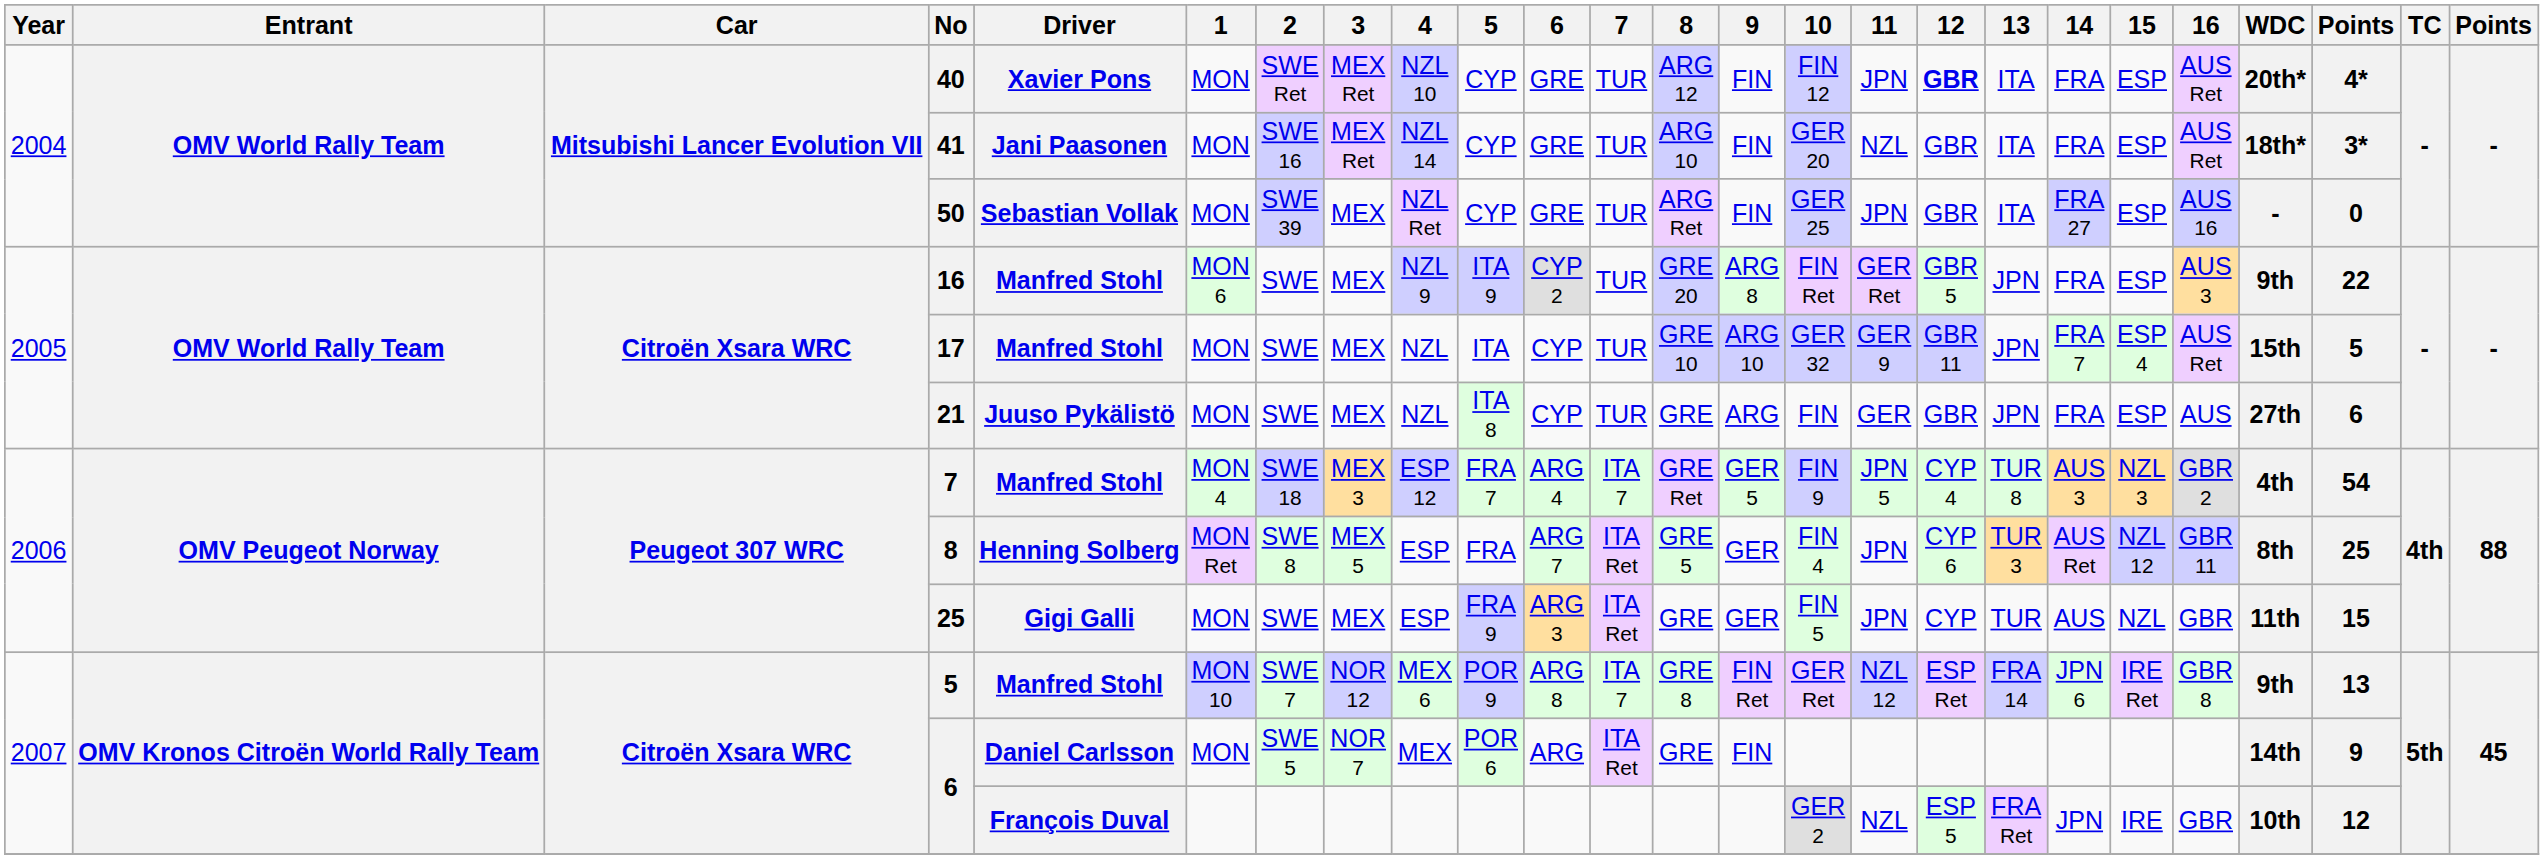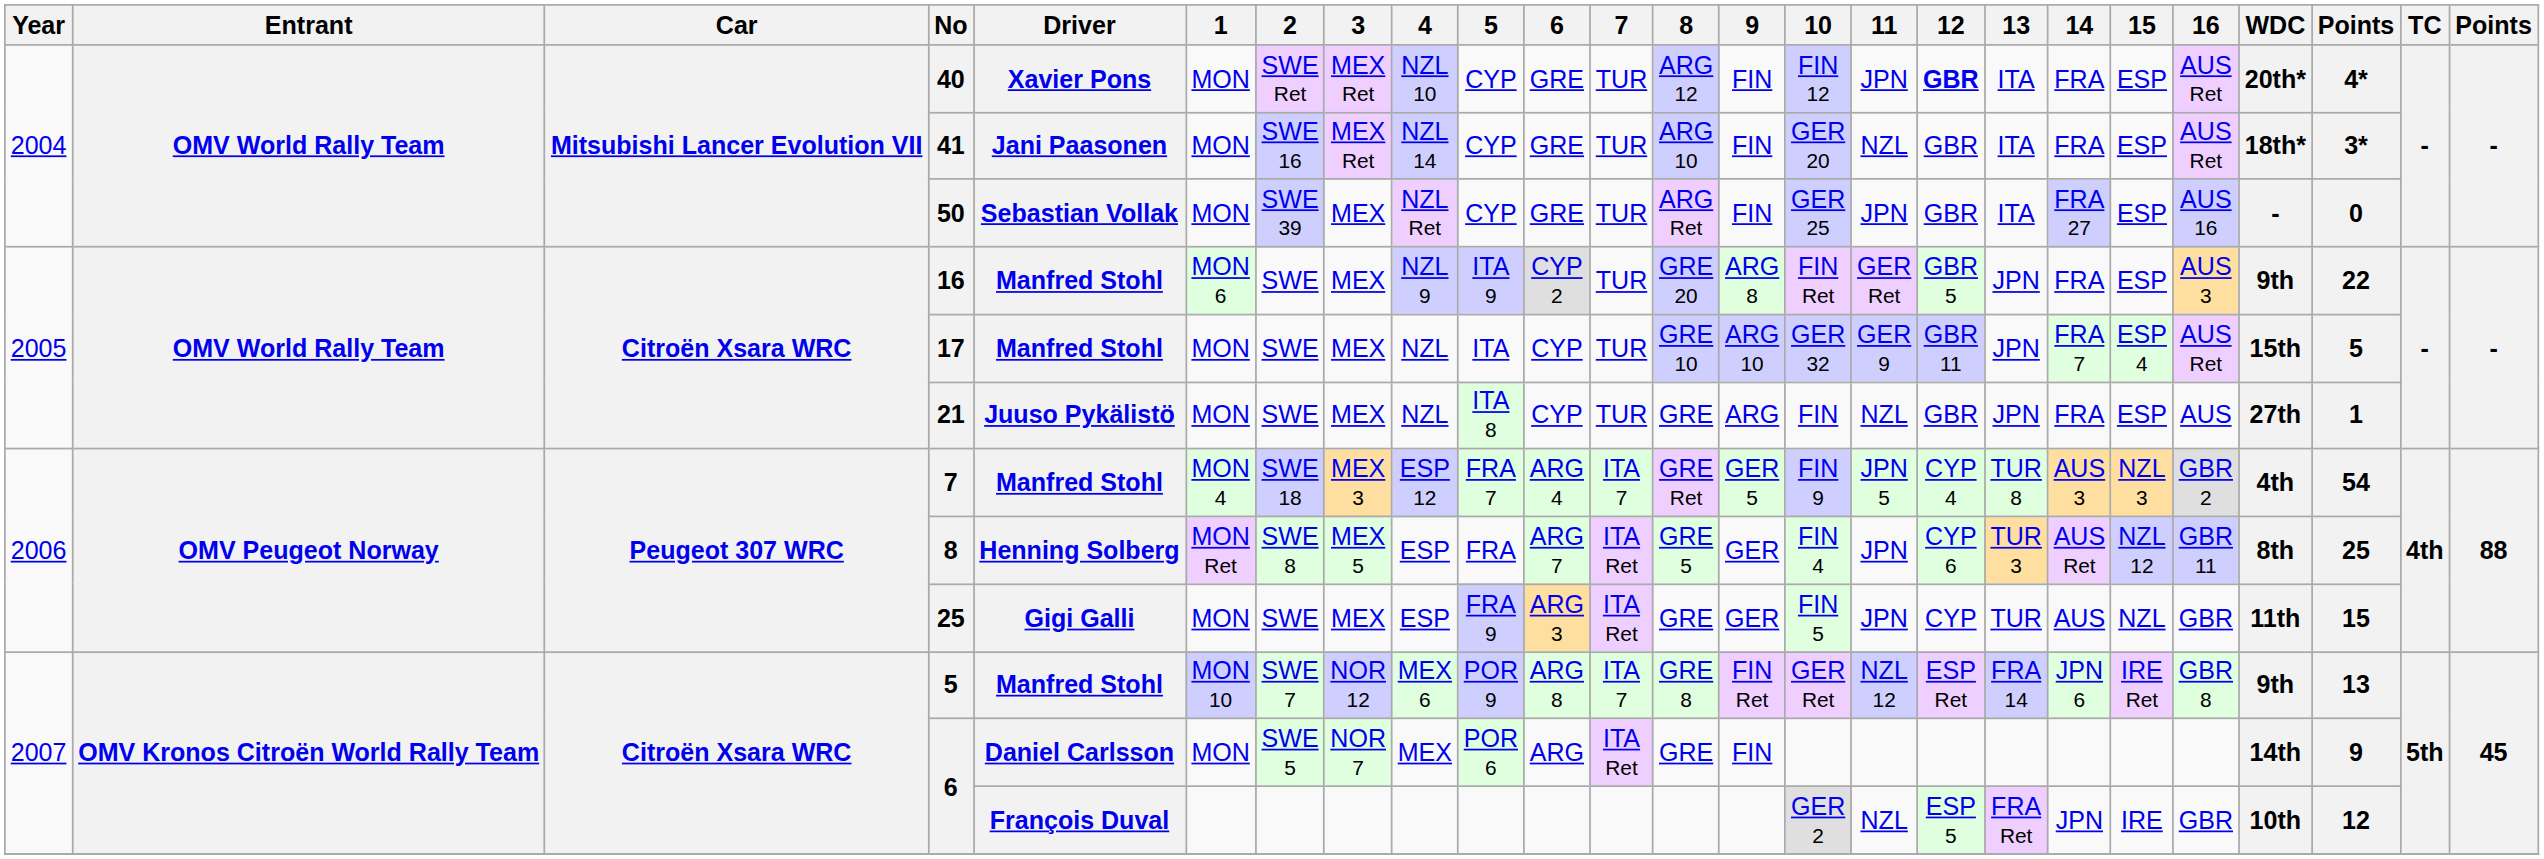(1884, 416) GER -> (1884, 416) NZL
(2356, 416) 6 -> (2356, 416) 1
